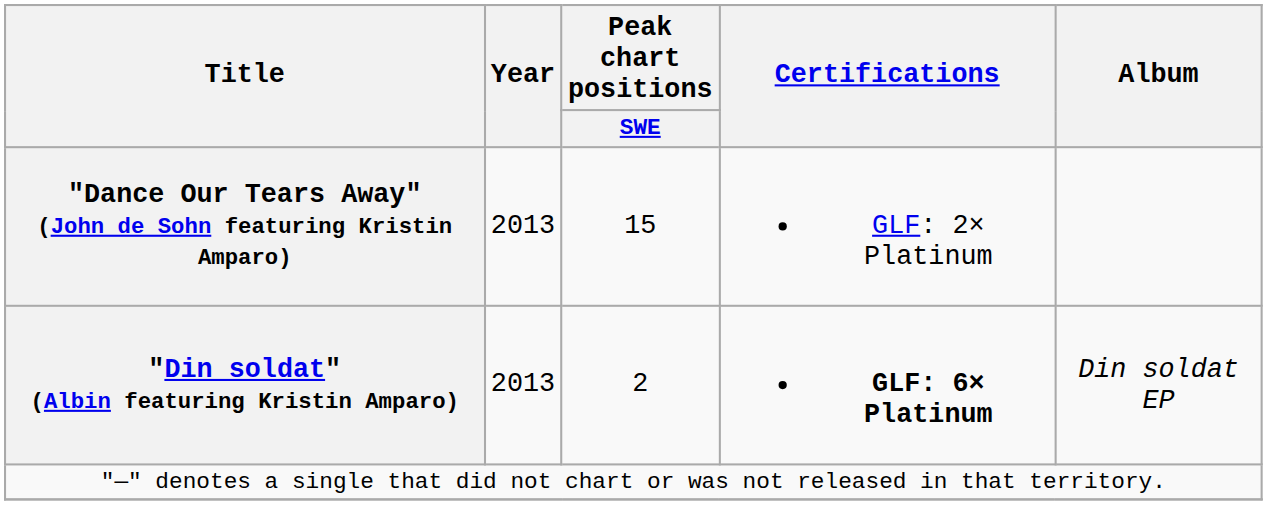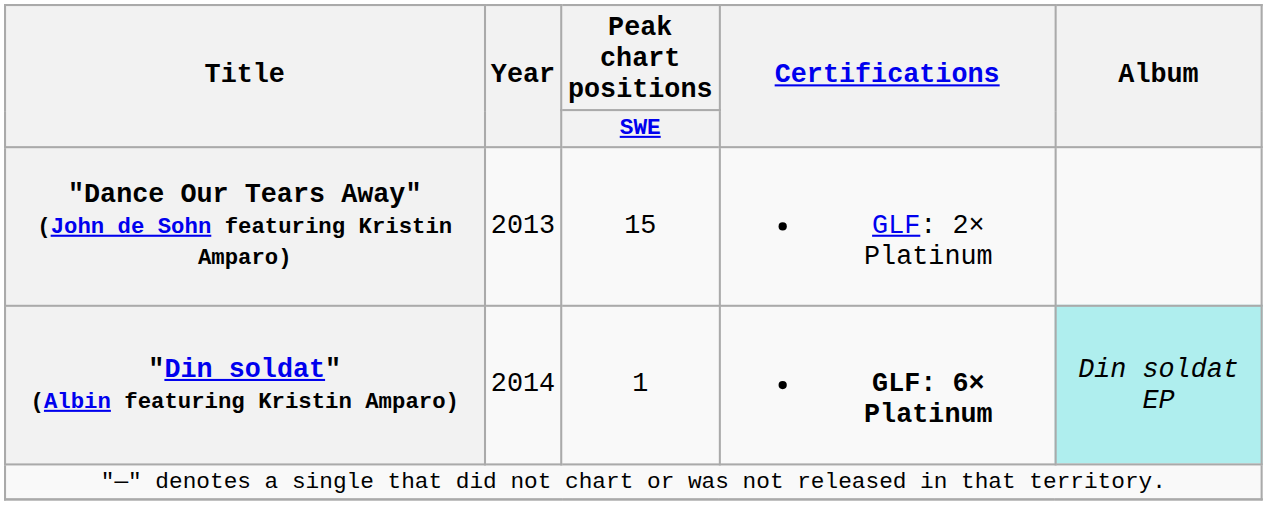(523, 385) 2013 -> (523, 385) 2014
(640, 385) 2 -> (640, 385) 1
(1159, 385) no background -> (1159, 385) paleturquoise background
